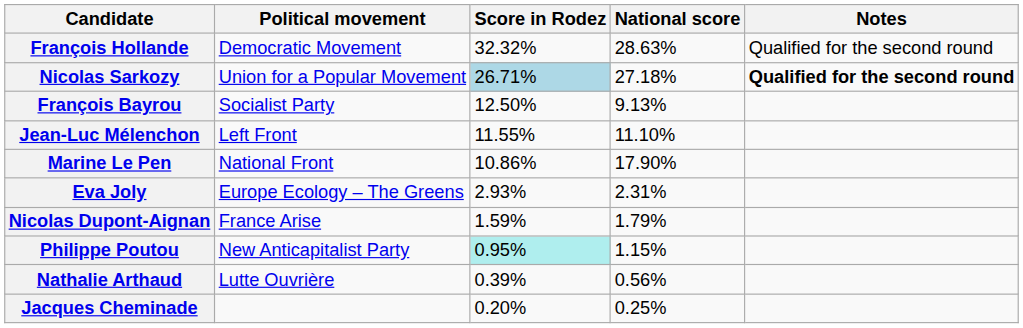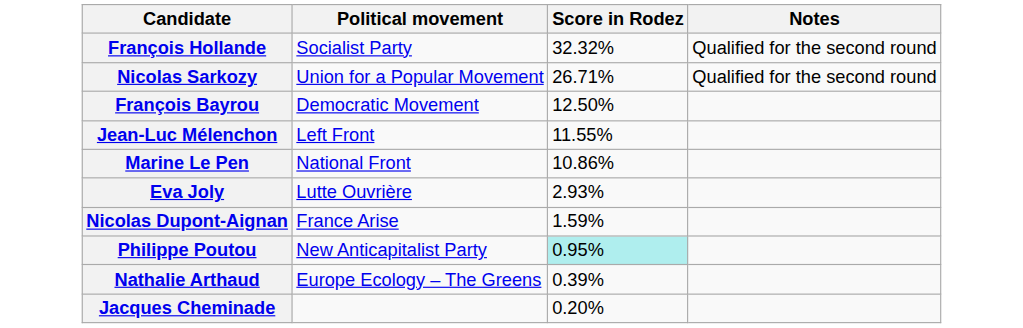- column: (678, 18)
(310, 47) Democratic Movement -> (354, 47) Socialist Party
(505, 76) lightblue background -> (583, 76) no background
(882, 76) bold -> (814, 76) normal
(276, 105) Socialist Party -> (388, 105) Democratic Movement
(341, 192) Europe Ecology – The Greens -> (354, 192) Lutte Ouvrière
(277, 279) Lutte Ouvrière -> (419, 279) Europe Ecology – The Greens
